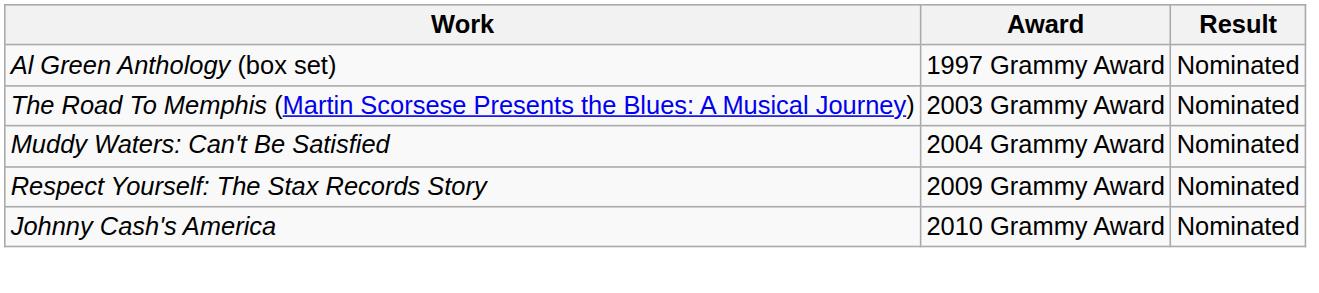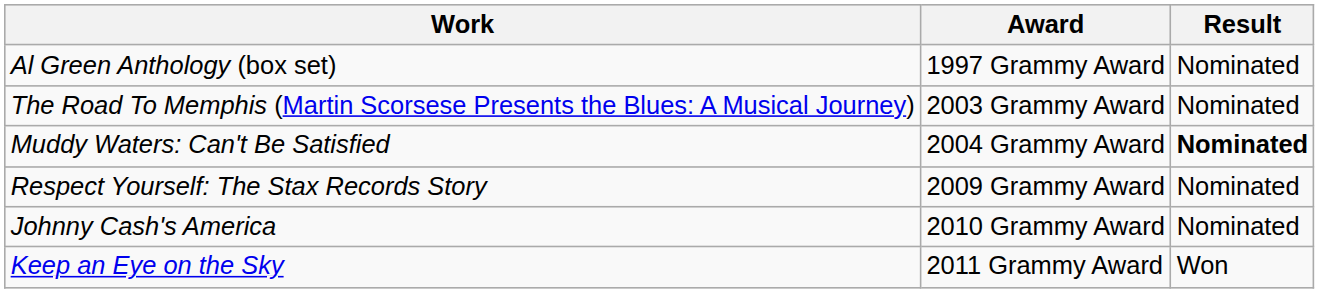(1238, 145) normal -> (1242, 145) bold
+ row: (147, 266)
